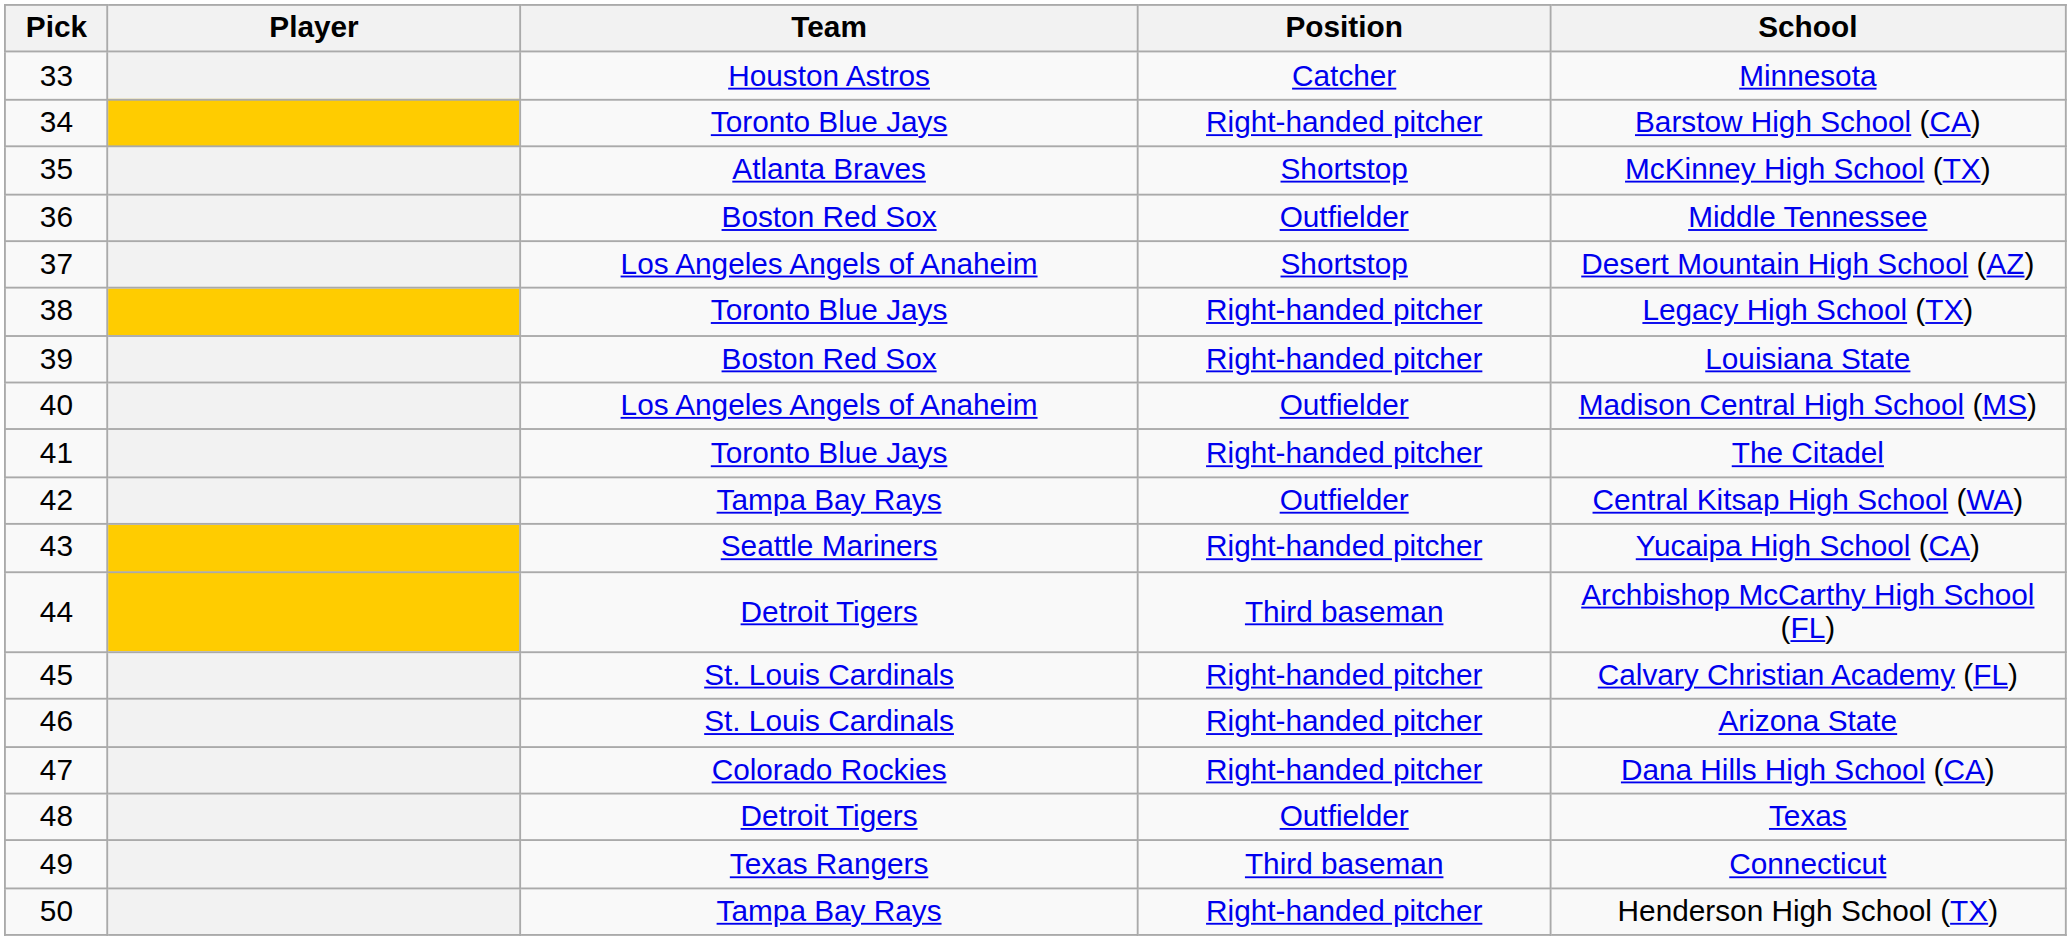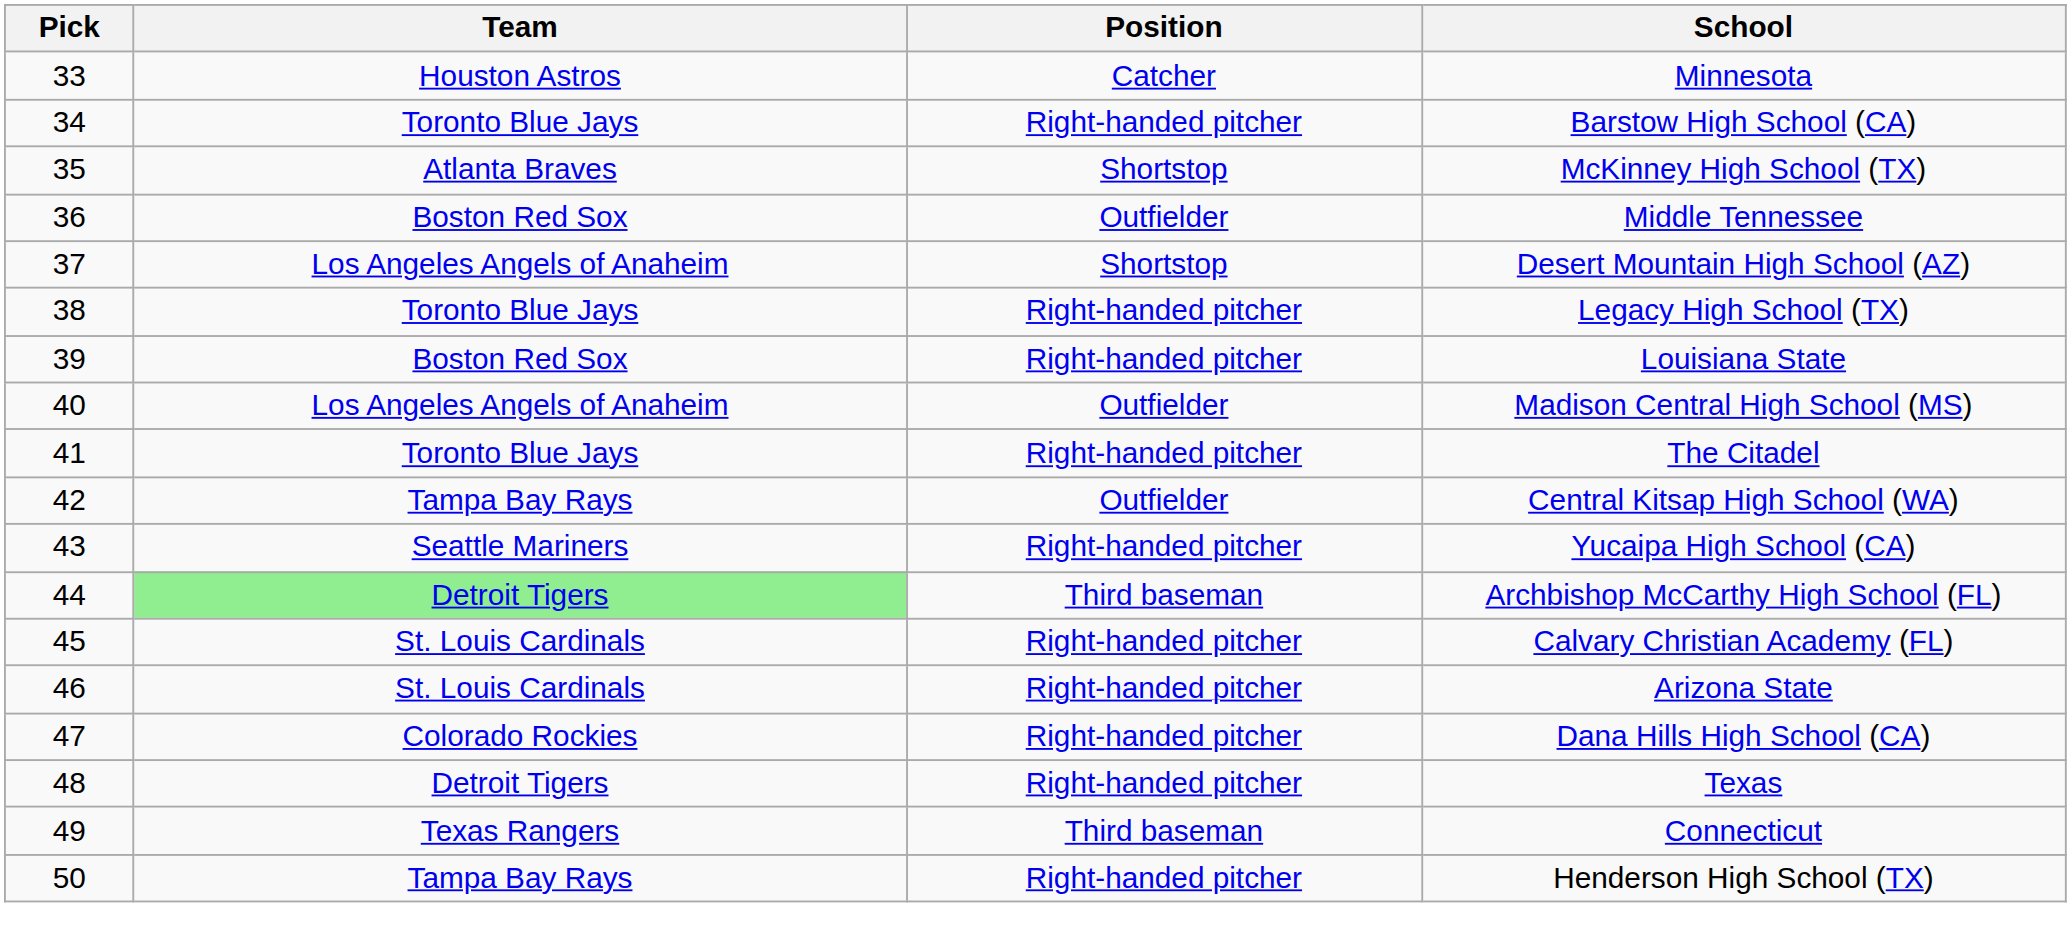- column: (314, 28)
(829, 611) no background -> (520, 594) lightgreen background
(1344, 816) Outfielder -> (1164, 783) Right-handed pitcher
